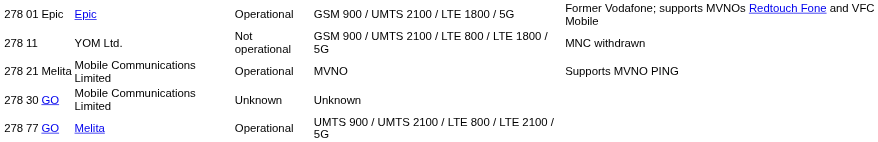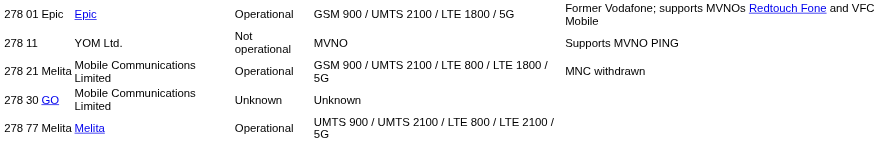(431, 43) GSM 900 / UMTS 2100 / LTE 800 / LTE 1800 / 5G -> (331, 43) MVNO
(605, 43) MNC withdrawn -> (622, 43) Supports MVNO PING
(331, 71) MVNO -> (431, 71) GSM 900 / UMTS 2100 / LTE 800 / LTE 1800 / 5G
(622, 71) Supports MVNO PING -> (605, 71) MNC withdrawn
(50, 128) GO -> (57, 128) Melita
